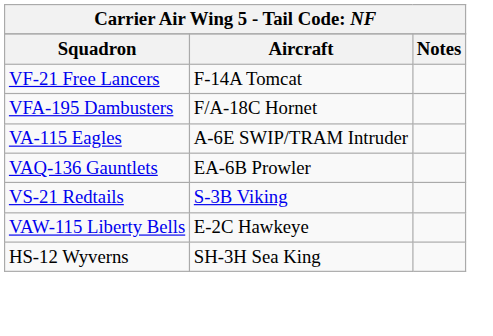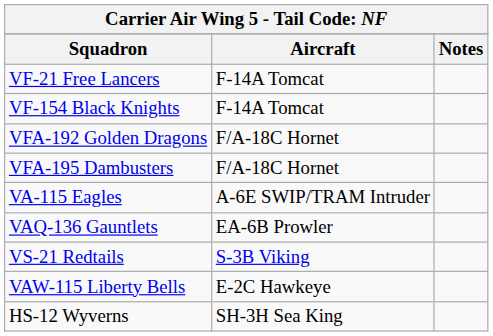+ row: (94, 108)
+ row: (108, 138)
